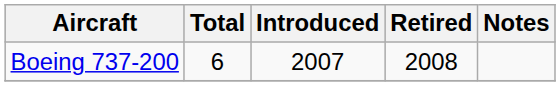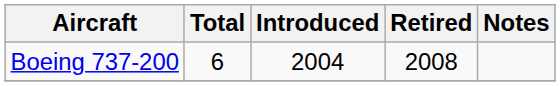(318, 61) 2007 -> (318, 61) 2004
